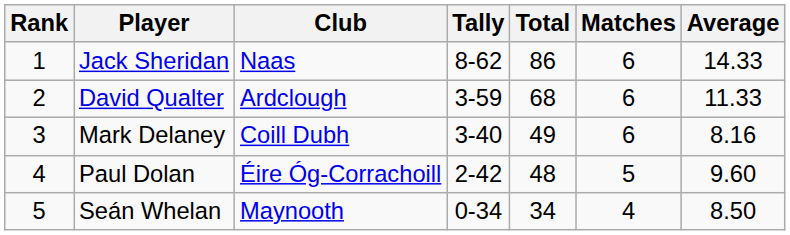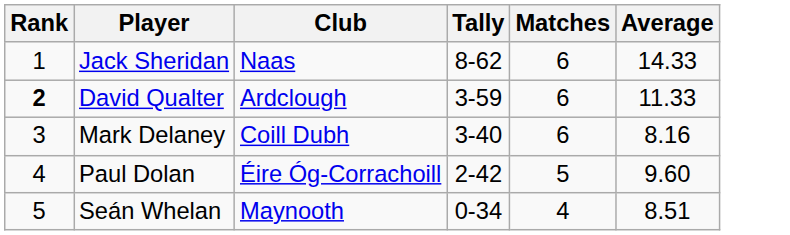- column: (543, 23)
(39, 98) normal -> (39, 98) bold
(733, 211) 8.50 -> (667, 211) 8.51
